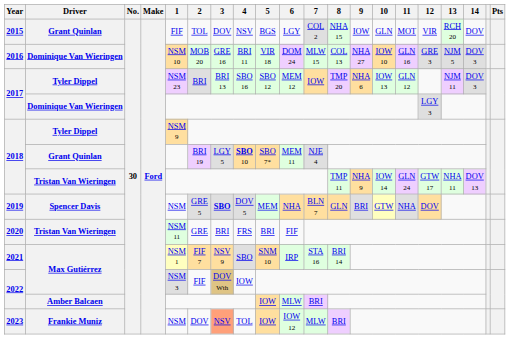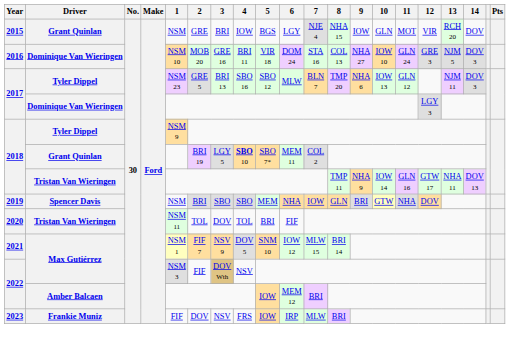(177, 31) FIF -> (177, 31) NSM
(199, 31) TOL -> (199, 31) GRE
(222, 31) DOV -> (222, 31) BRI
(244, 31) NSV -> (244, 31) IOW
(316, 31) COL 2 -> (316, 31) NJE 4
(316, 56) MLW 15 -> (316, 56) STA 16
(407, 56) GLN 16 -> (407, 56) GLN 24
(199, 81) BRI -> (199, 81) GRE 5
(292, 81) MEM 12 -> (292, 81) MLW
(316, 81) IOW -> (316, 81) BLN 7
(316, 156) NJE 4 -> (316, 156) COL 2
(407, 181) GLN 24 -> (407, 181) GLN 16
(199, 206) GRE 5 -> (199, 201) BRI
(222, 206) bold -> (222, 201) normal
(244, 206) DOV 5 -> (244, 201) SBO
(316, 206) BLN 7 -> (316, 201) IOW
(199, 231) GRE -> (199, 221) TOL
(222, 231) BRI -> (222, 221) DOV
(244, 231) FRS -> (244, 221) TOL
(244, 256) SBO -> (244, 246) DOV 5
(292, 256) IRP -> (292, 246) IOW 12
(316, 256) STA 16 -> (316, 246) MLW 15
(244, 282) IOW -> (244, 271) NSV
(292, 301) MLW -> (292, 296) MEM 12
(177, 321) NSM -> (177, 316) FIF
(222, 321) lightsalmon background -> (222, 316) no background
(244, 321) TOL -> (244, 316) FRS
(292, 321) IOW 12 -> (292, 316) IRP
